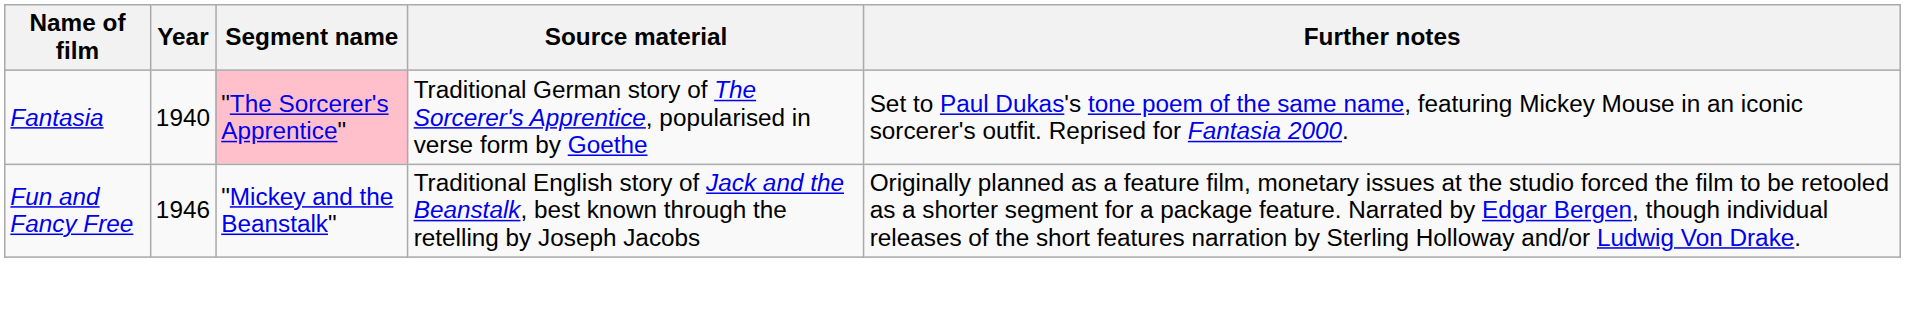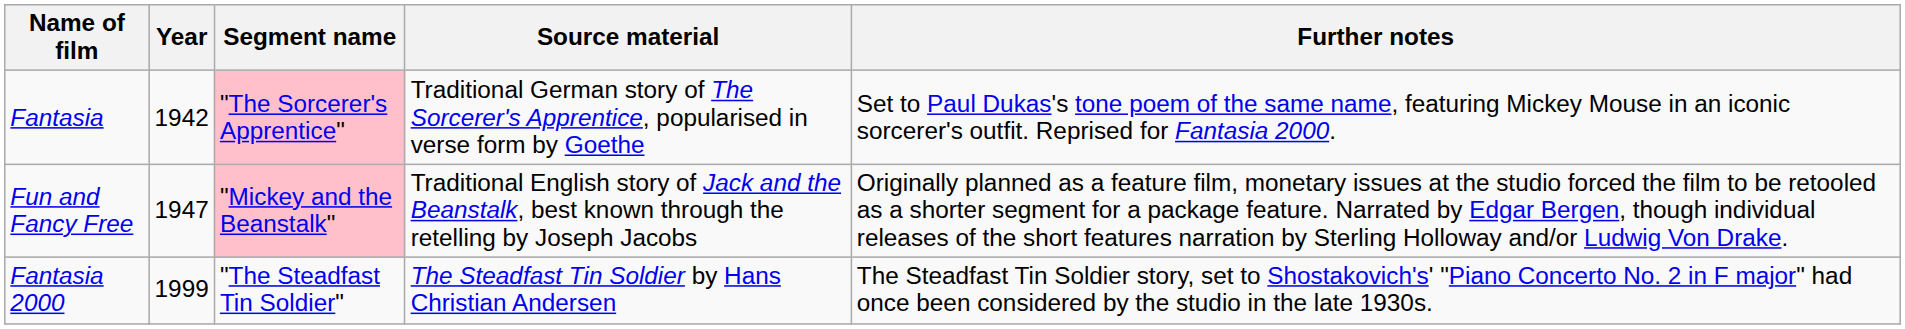(183, 117) 1940 -> (182, 117) 1942
(183, 210) 1946 -> (182, 210) 1947
(307, 210) no background -> (306, 210) pink background
+ row: (57, 289)
